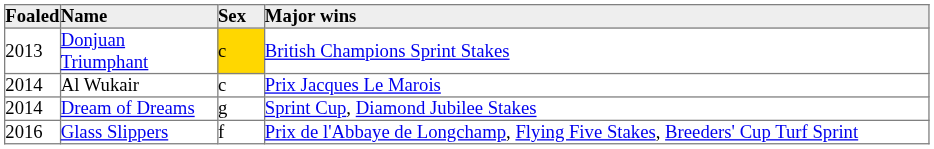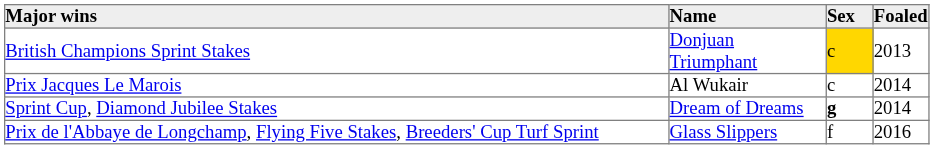columns swapped: (32, 16) <-> (311, 16)
(223, 108) normal -> (832, 108) bold
